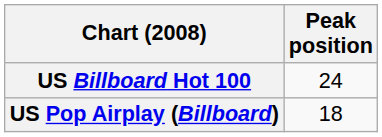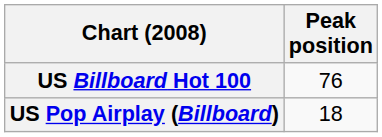(331, 80) 24 -> (331, 80) 76
